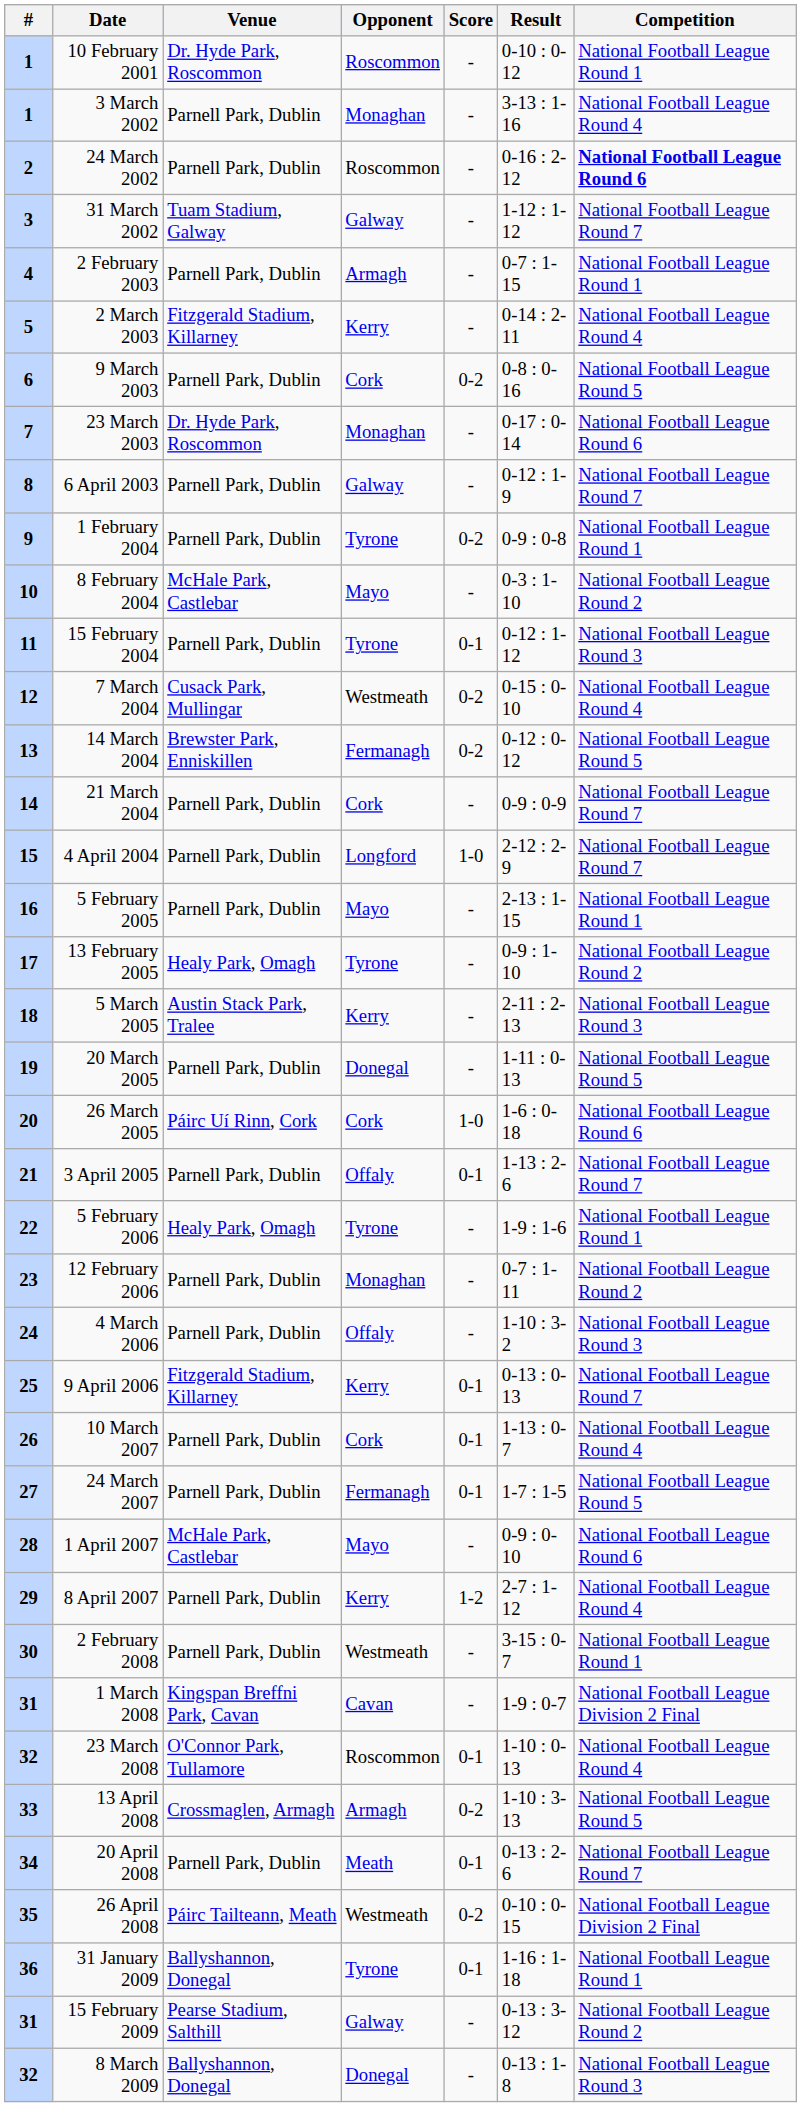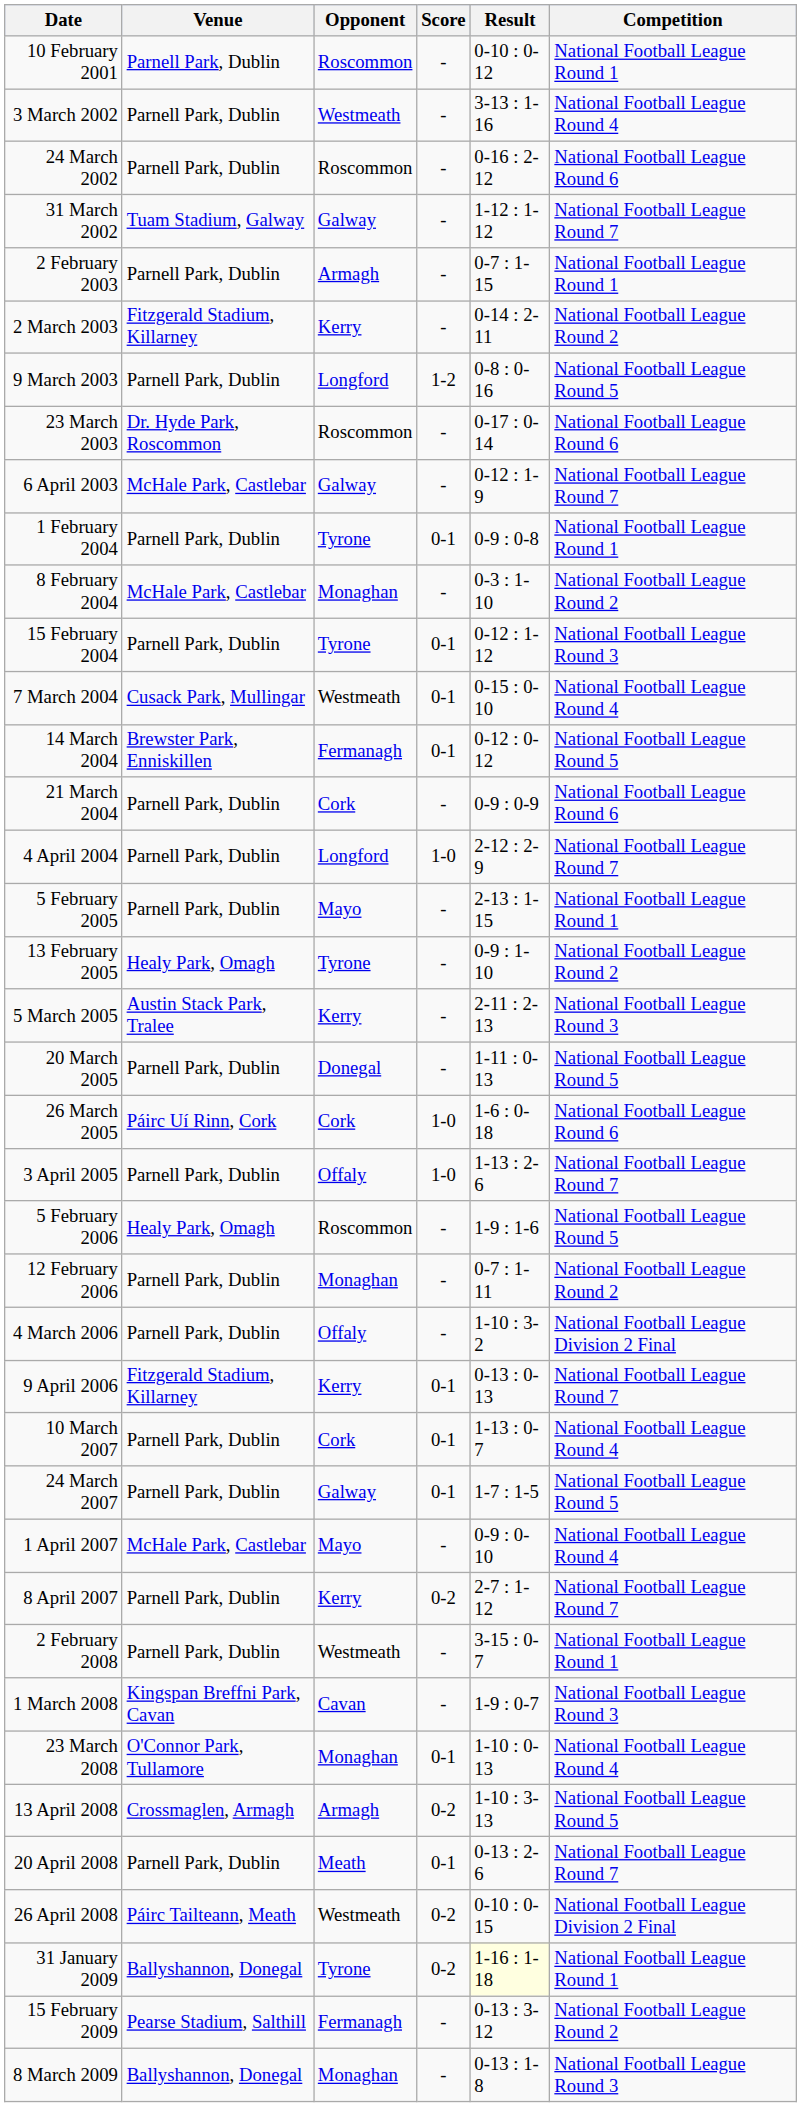- column: (29, 20)
(223, 62) Dr. Hyde Park, Roscommon -> (203, 62) Parnell Park, Dublin
(385, 115) Monaghan -> (359, 115) Westmeath
(680, 168) bold -> (650, 168) normal
(674, 327) National Football League Round 4 -> (650, 327) National Football League Round 2
(364, 380) Cork -> (353, 380) Longford
(471, 380) 0-2 -> (443, 380) 1-2
(385, 433) Monaghan -> (365, 433) Roscommon
(244, 486) Parnell Park, Dublin -> (216, 486) McHale Park, Castlebar
(471, 539) 0-2 -> (443, 539) 0-1
(367, 592) Mayo -> (358, 592) Monaghan
(471, 697) 0-2 -> (443, 697) 0-1
(471, 750) 0-2 -> (443, 750) 0-1
(674, 803) National Football League Round 7 -> (650, 803) National Football League Round 6
(471, 1174) 0-1 -> (443, 1174) 1-0
(372, 1227) Tyrone -> (365, 1227) Roscommon
(674, 1227) National Football League Round 1 -> (650, 1227) National Football League Round 5
(674, 1333) National Football League Round 3 -> (650, 1333) National Football League Division 2 Final
(387, 1492) Fermanagh -> (347, 1492) Galway
(674, 1545) National Football League Round 6 -> (650, 1545) National Football League Round 4
(471, 1598) 1-2 -> (443, 1598) 0-2
(674, 1598) National Football League Round 4 -> (650, 1598) National Football League Round 7
(674, 1704) National Football League Division 2 Final -> (650, 1704) National Football League Round 3
(393, 1757) Roscommon -> (358, 1757) Monaghan
(471, 1969) 0-1 -> (443, 1969) 0-2
(534, 1969) no background -> (507, 1969) lightyellow background
(374, 2022) Galway -> (360, 2022) Fermanagh
(377, 2075) Donegal -> (358, 2075) Monaghan
